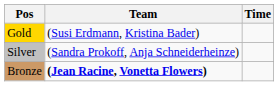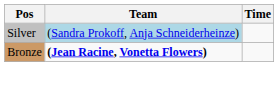- row: (19, 33)
(143, 52) no background -> (143, 33) lightblue background
